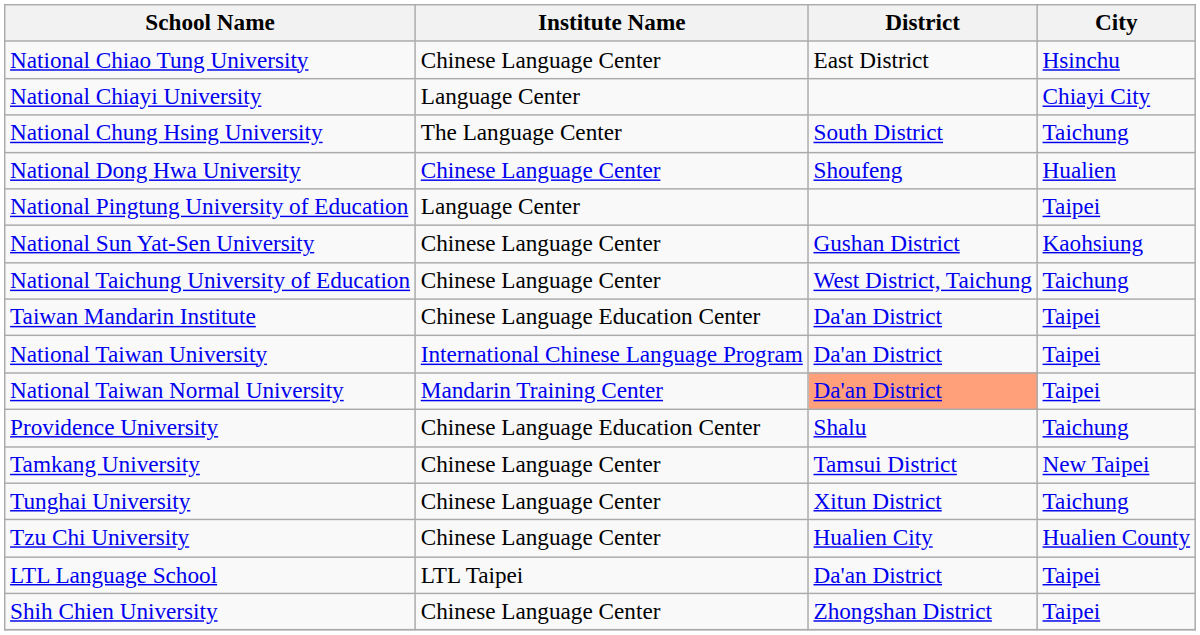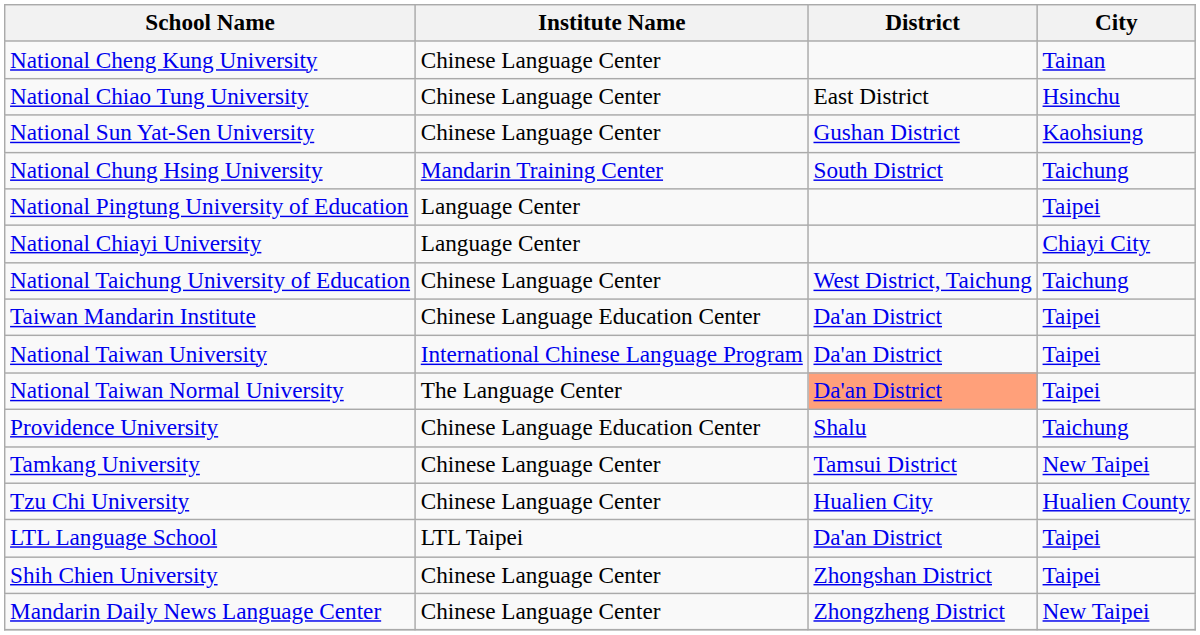+ row: (164, 59)
rows swapped: (136, 96) <-> (162, 243)
(521, 133) The Language Center -> (542, 170) Mandarin Training Center
- row: (155, 170)
(542, 390) Mandarin Training Center -> (521, 390) The Language Center
- row: (100, 501)
+ row: (196, 611)
